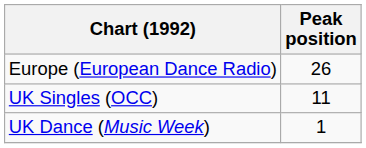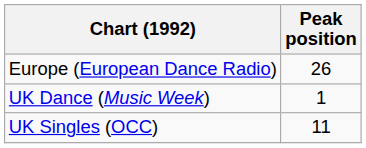rows swapped: (83, 98) <-> (109, 127)
